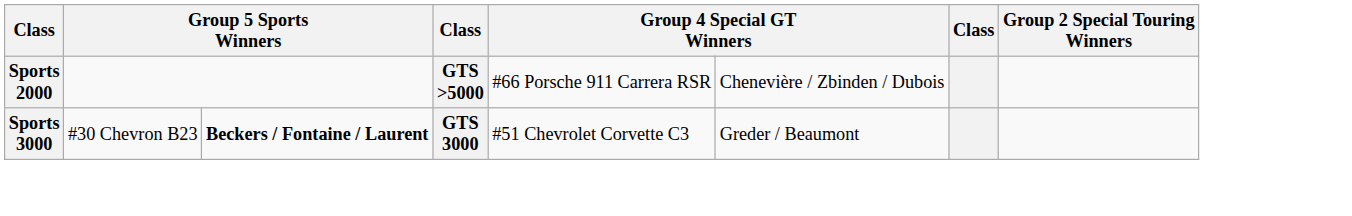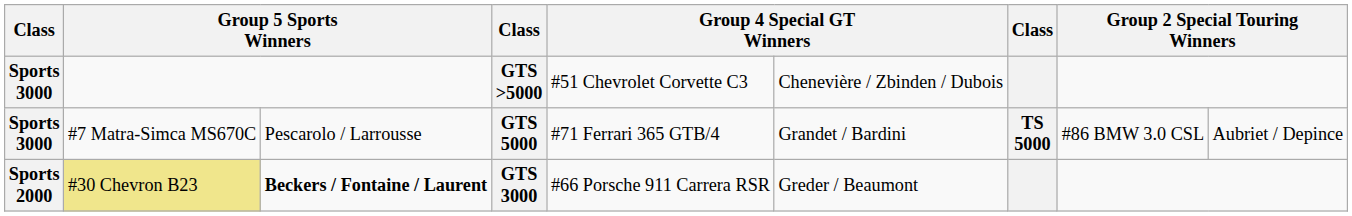(34, 82) Sports 2000 -> (34, 82) Sports 3000
(602, 82) #66 Porsche 911 Carrera RSR -> (649, 82) #51 Chevrolet Corvette C3
+ row: (519, 133)
(34, 133) Sports 3000 -> (34, 185) Sports 2000
(133, 133) no background -> (133, 185) khaki background
(591, 133) #51 Chevrolet Corvette C3 -> (660, 185) #66 Porsche 911 Carrera RSR
